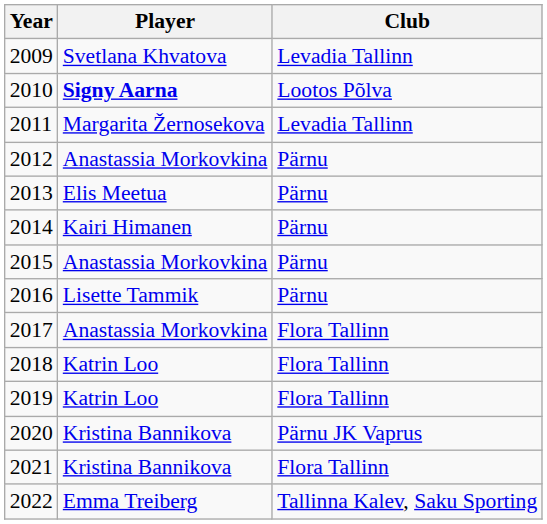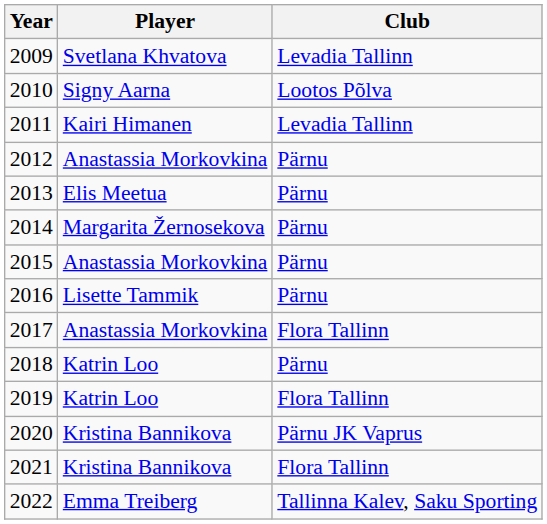(120, 90) bold -> (117, 90) normal
(164, 124) Margarita Žernosekova -> (127, 124) Kairi Himanen
(127, 227) Kairi Himanen -> (164, 227) Margarita Žernosekova
(333, 364) Flora Tallinn -> (303, 364) Pärnu
